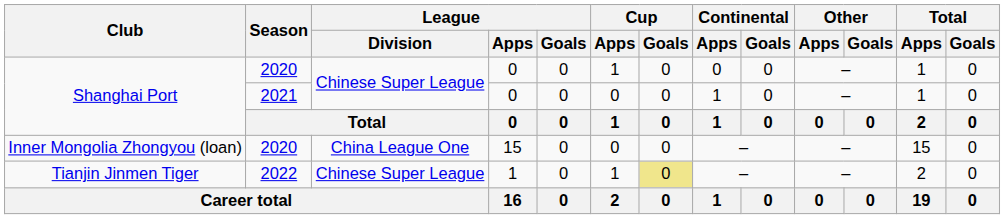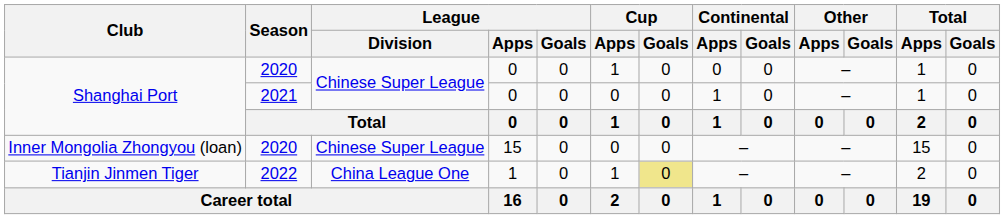(400, 148) China League One -> (400, 148) Chinese Super League
(400, 174) Chinese Super League -> (400, 174) China League One
